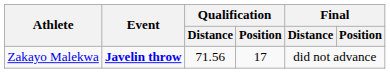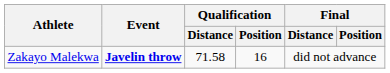(210, 57) 71.56 -> (210, 57) 71.58
(260, 57) 17 -> (260, 57) 16
